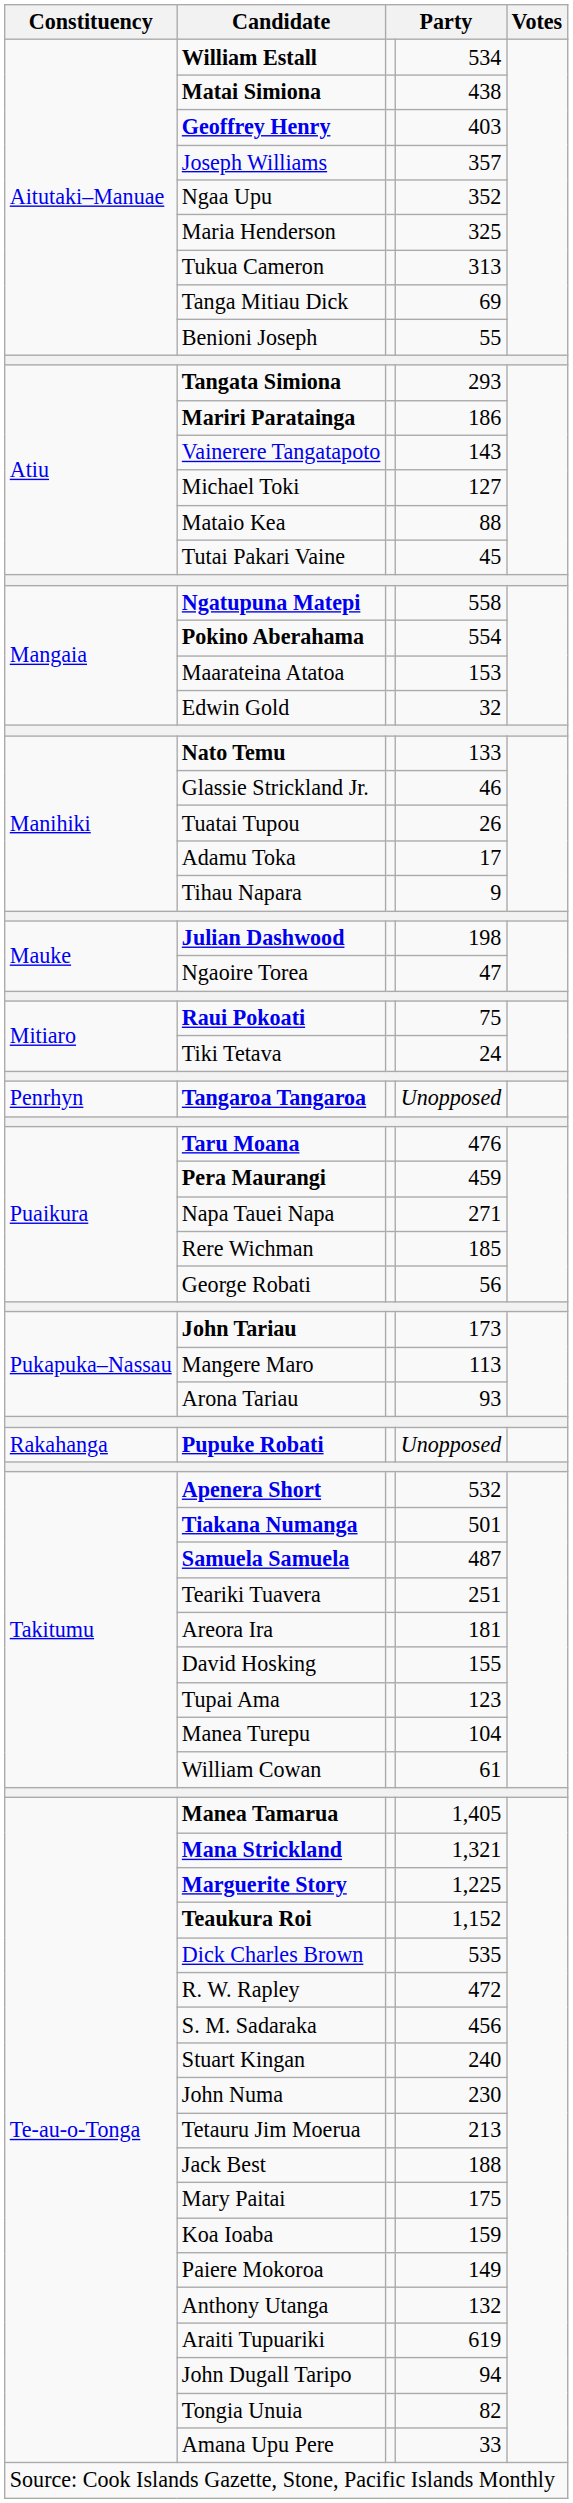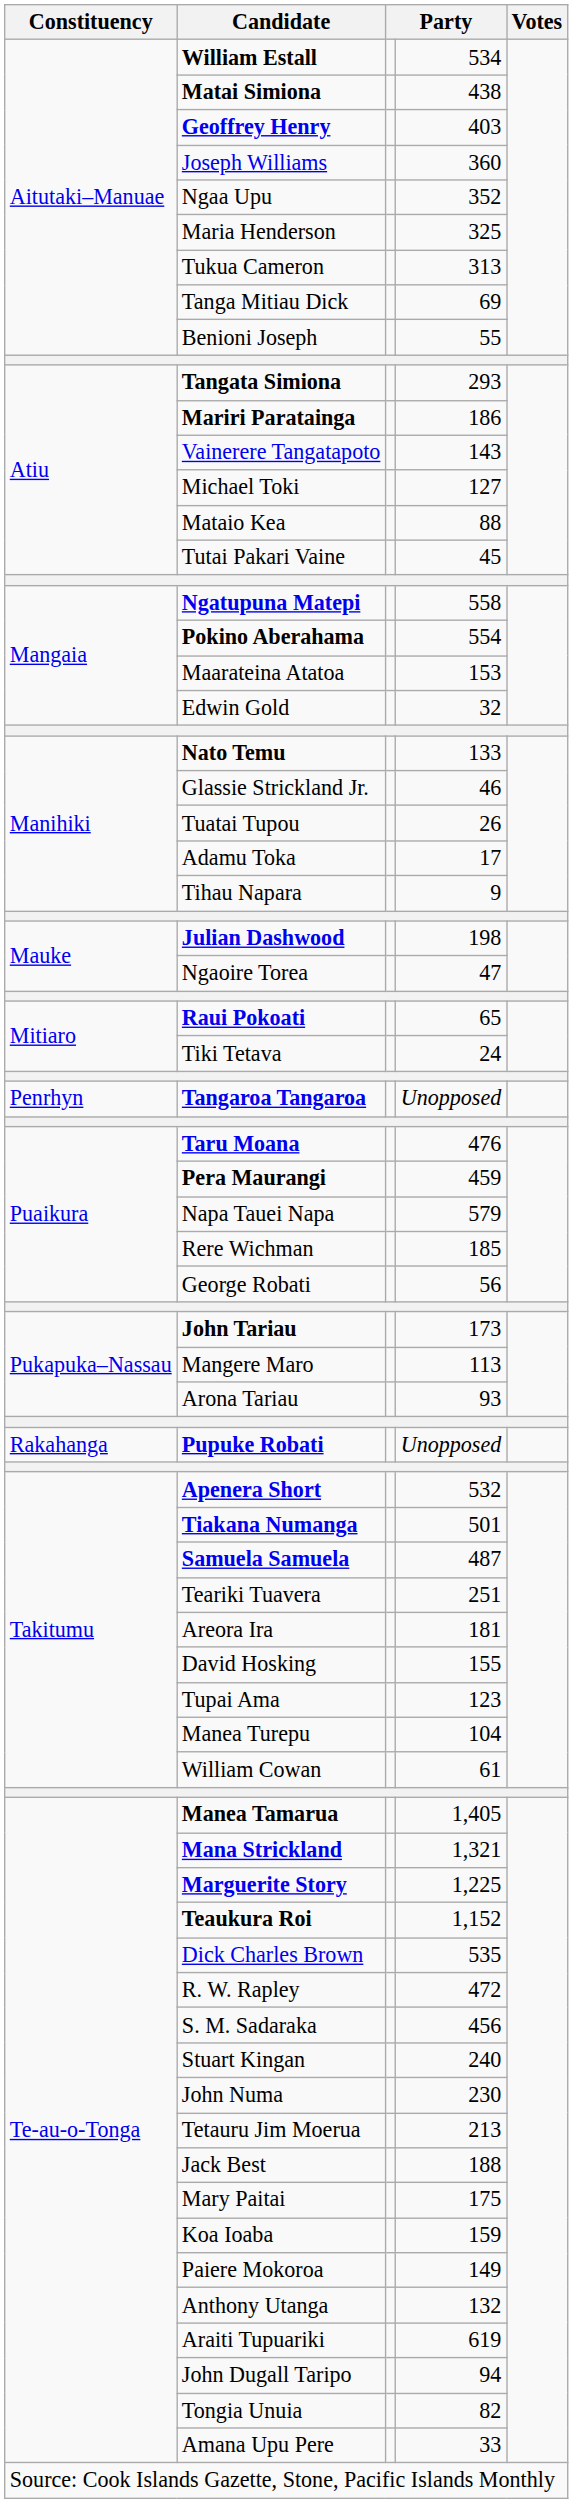(485, 162) 357 -> (485, 162) 360
(490, 1018) 75 -> (490, 1018) 65
(485, 1213) 271 -> (485, 1213) 579
